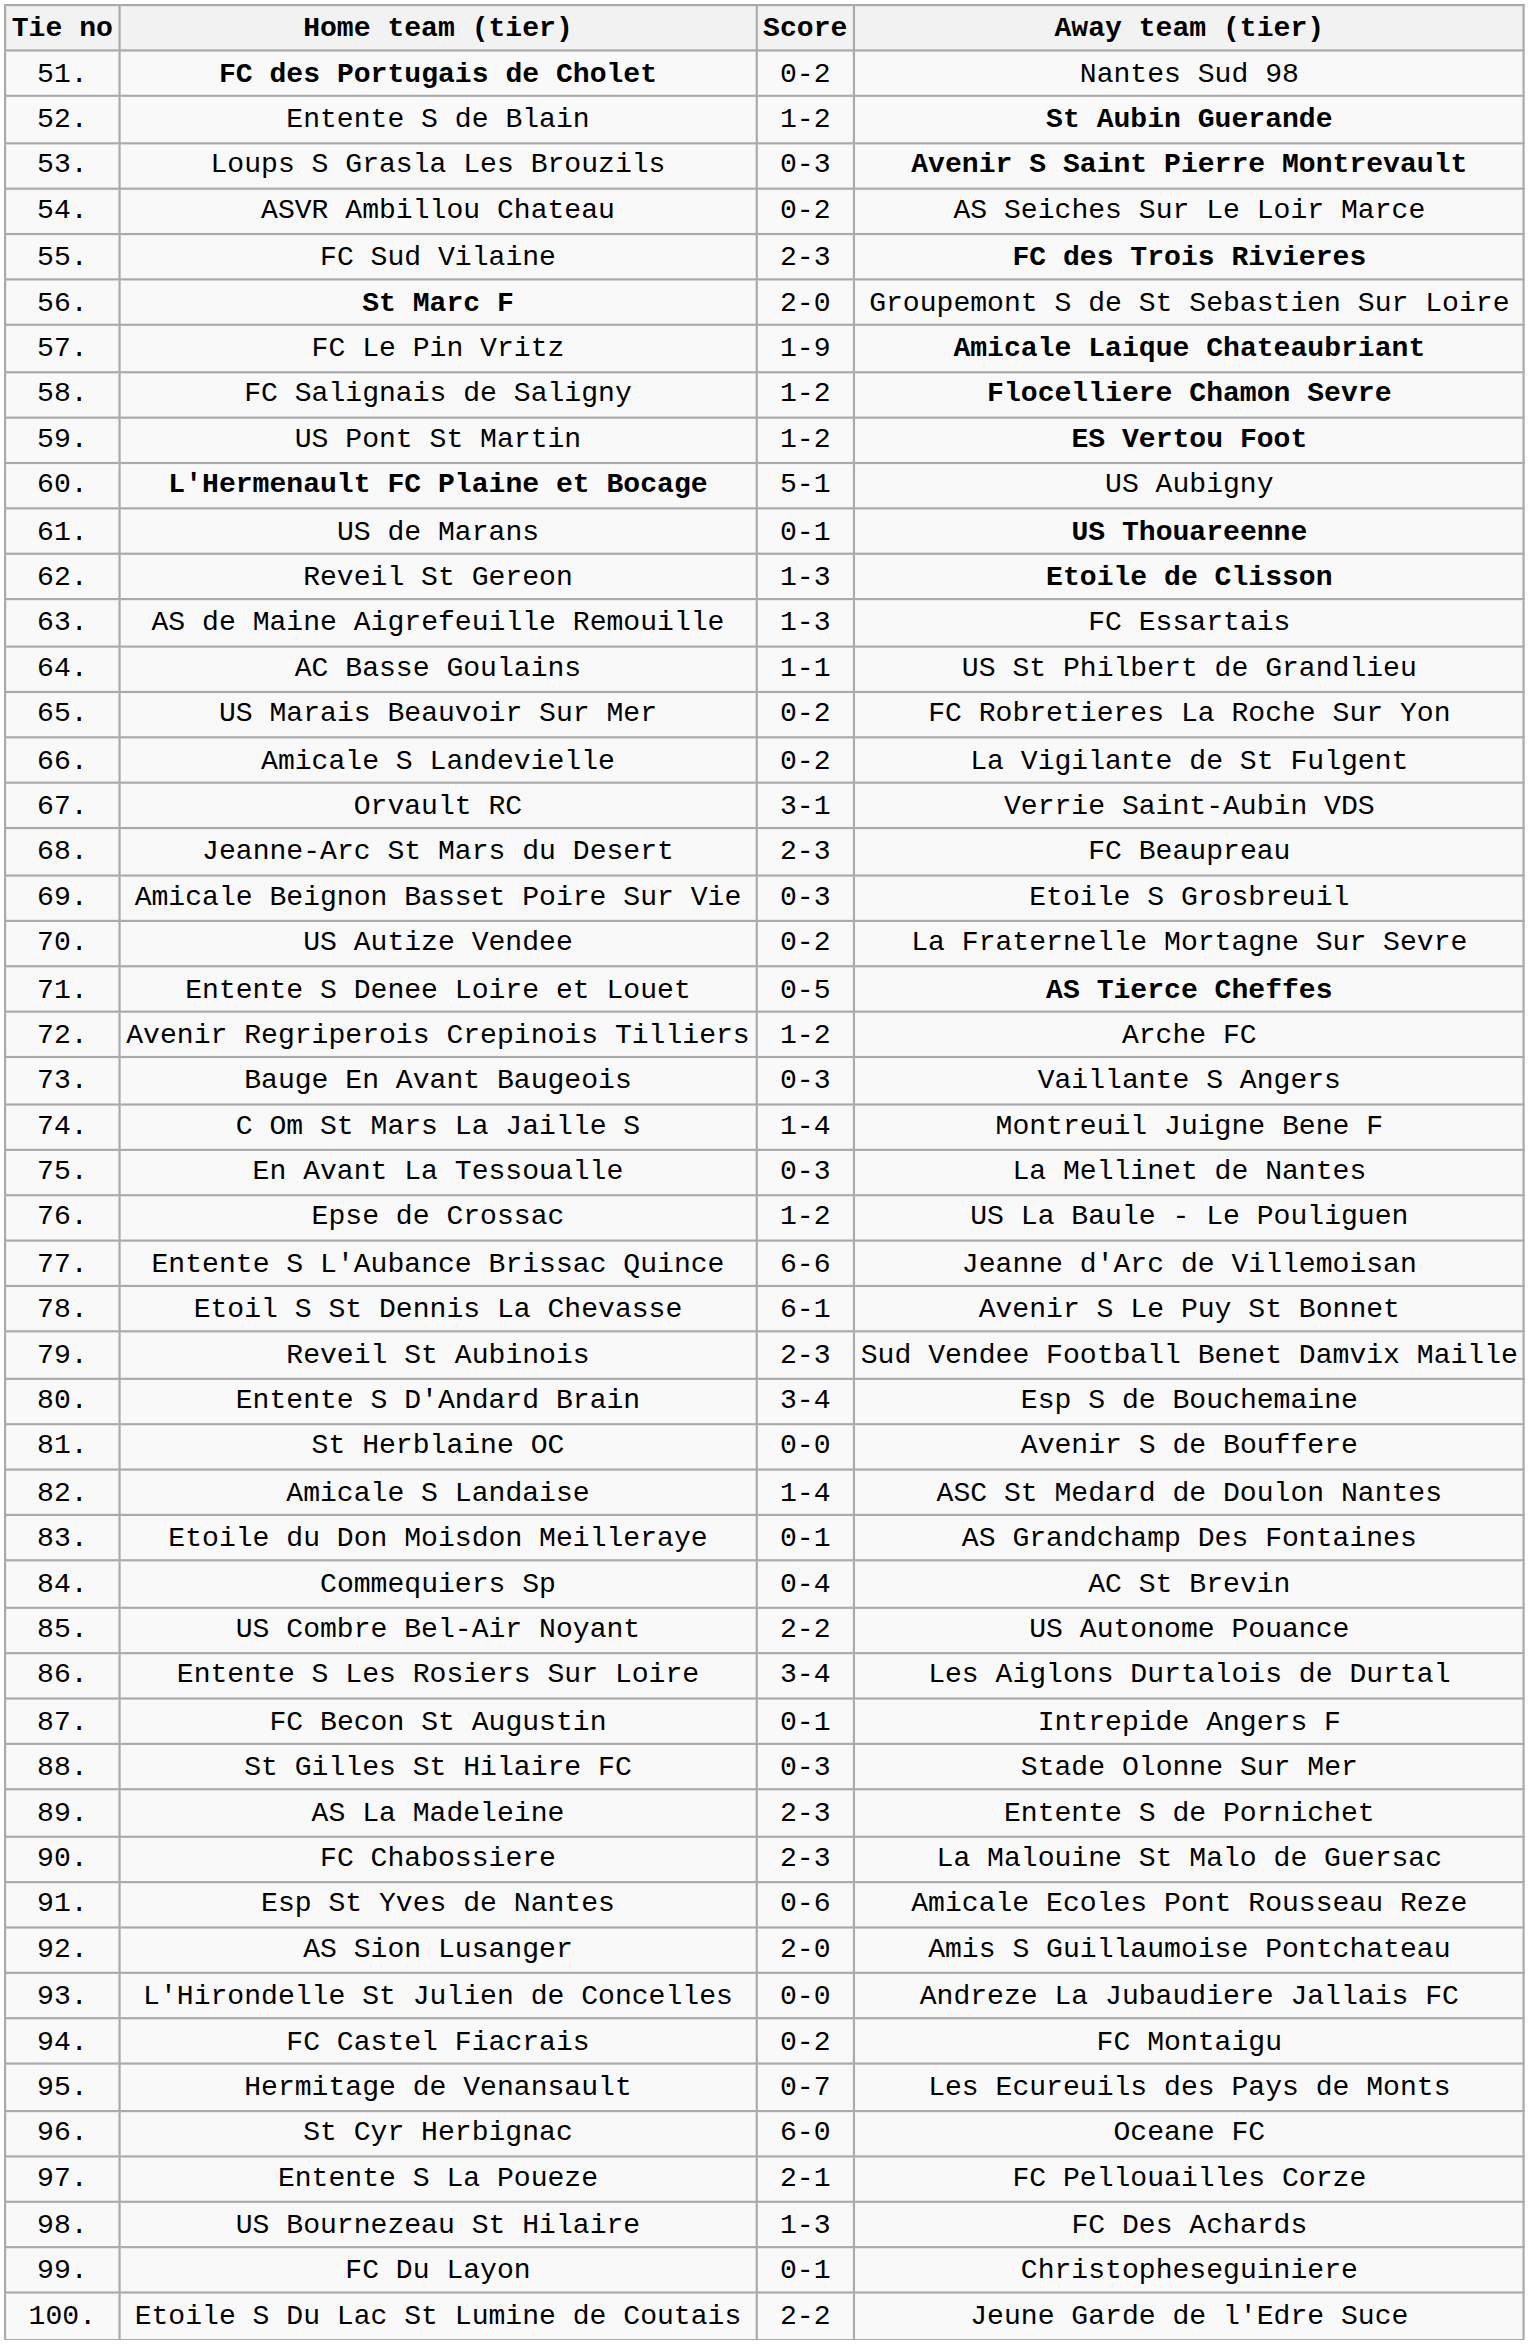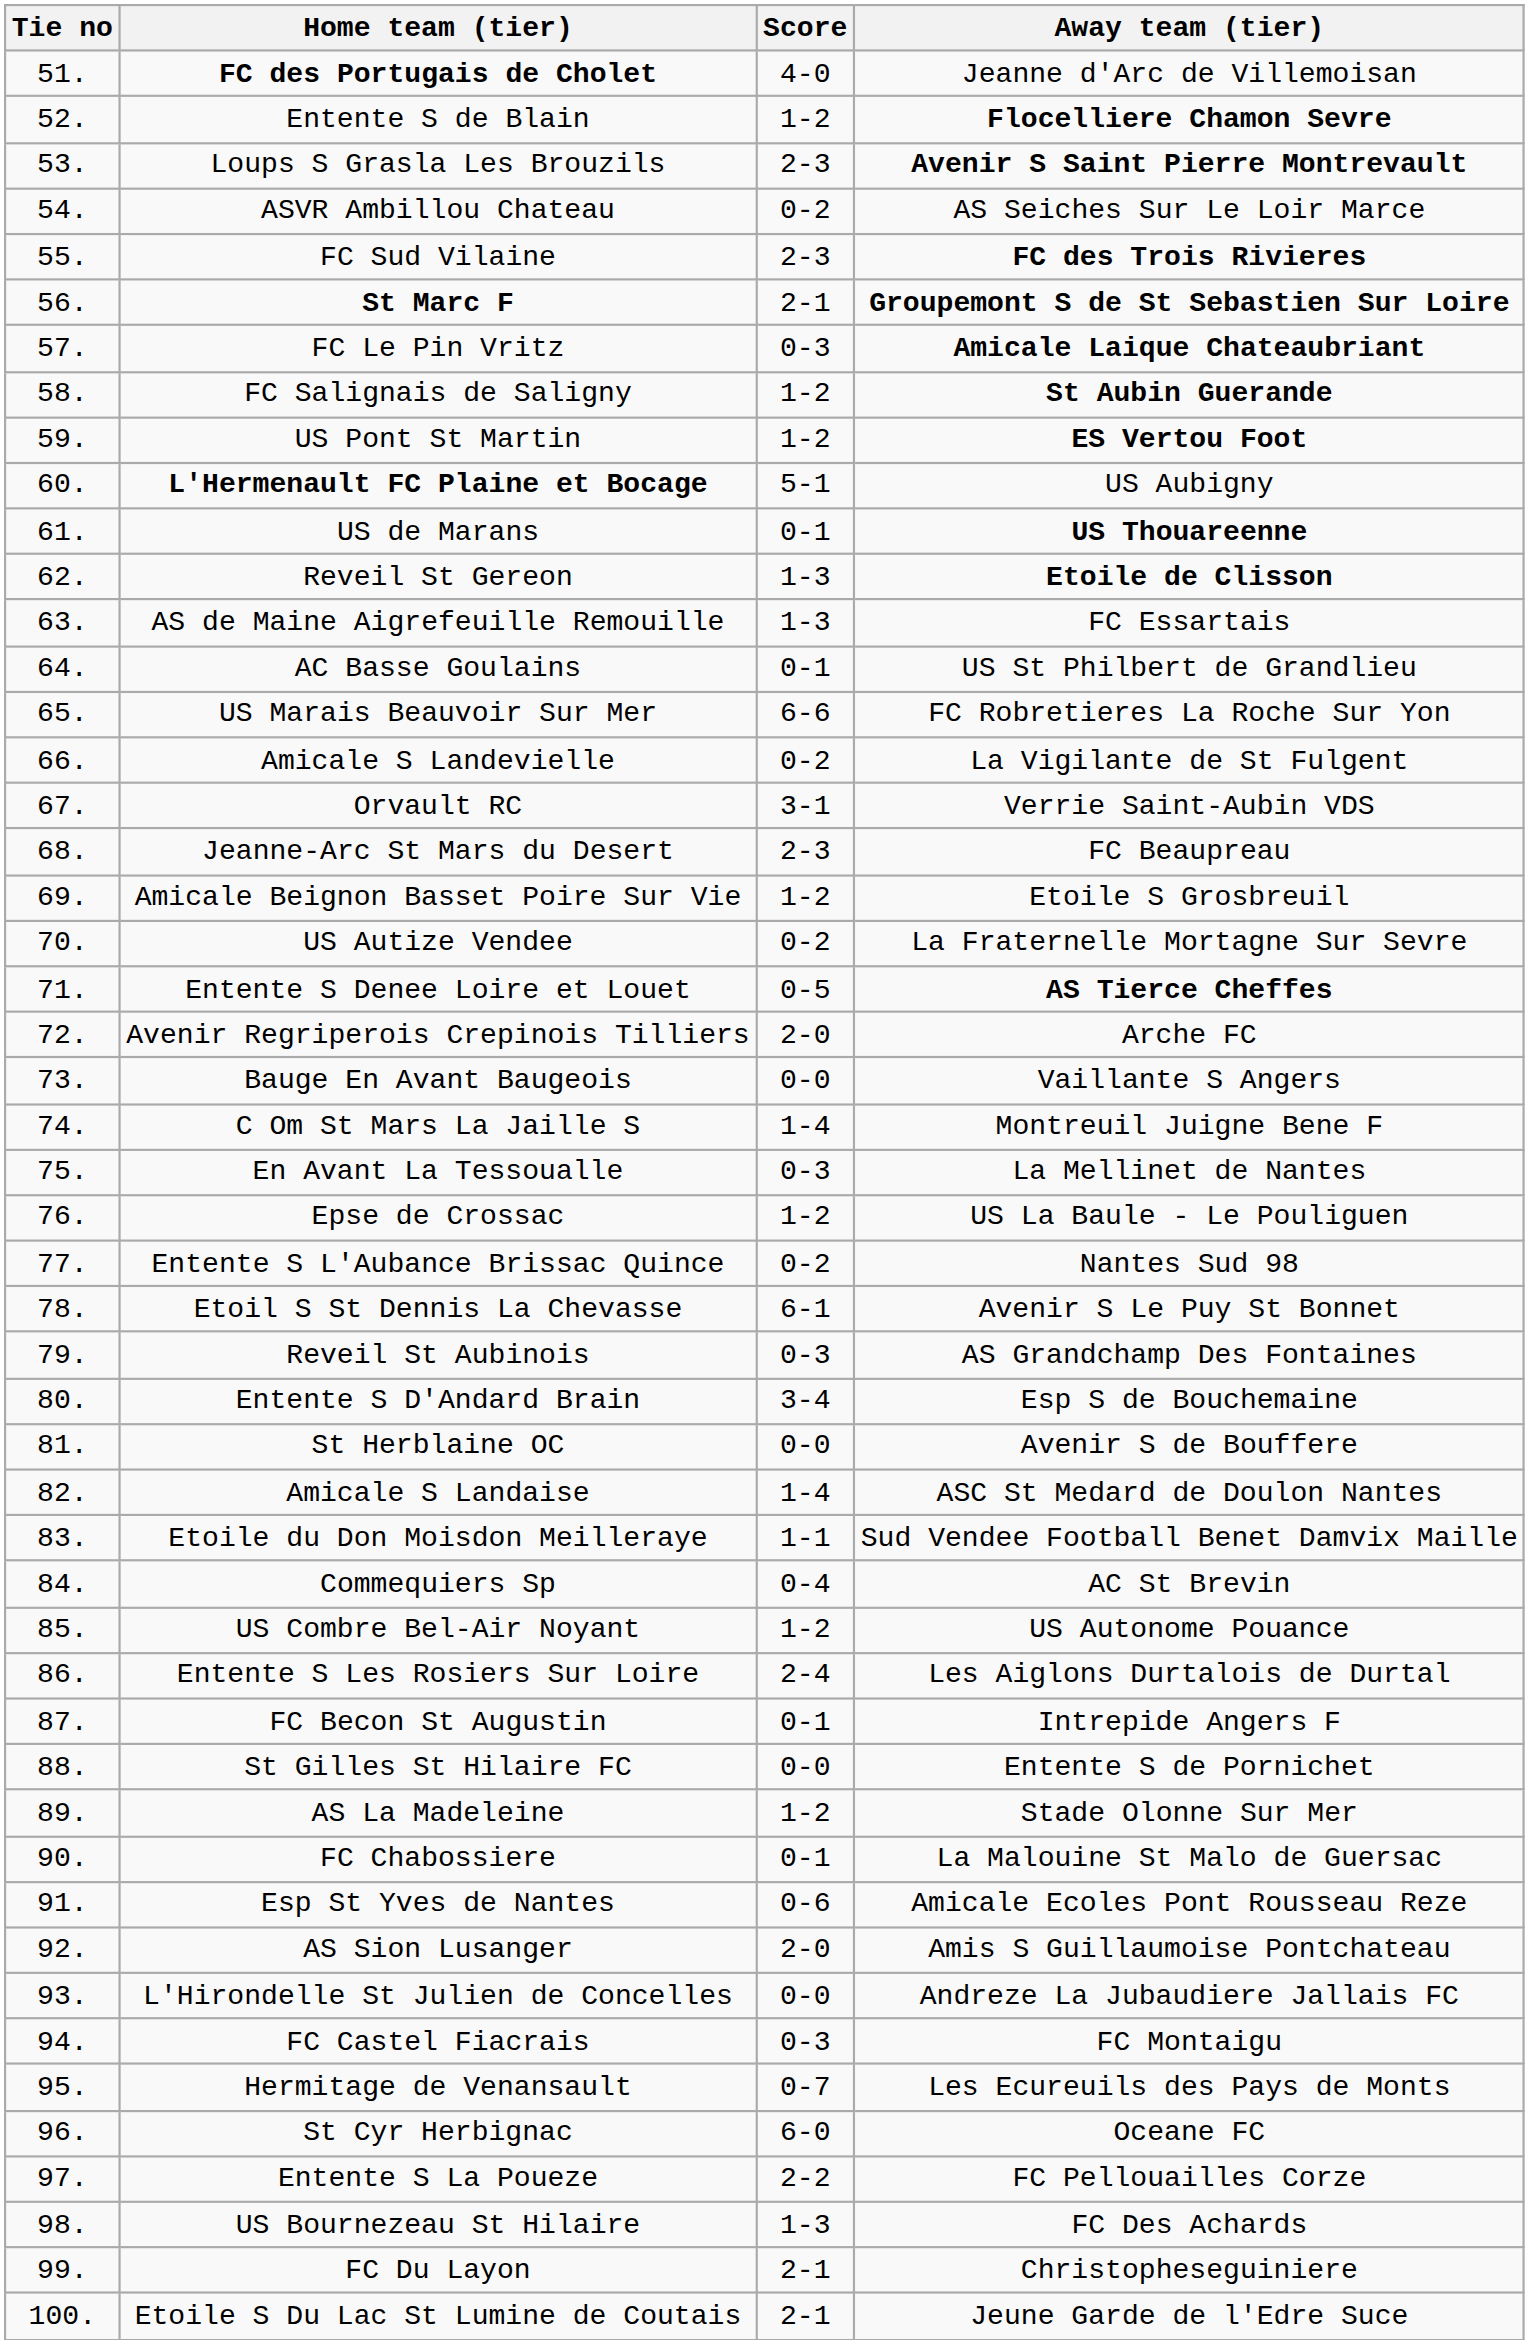(805, 74) 0-2 -> (805, 74) 4-0
(1189, 74) Nantes Sud 98 -> (1189, 74) Jeanne d'Arc de Villemoisan
(1189, 119) St Aubin Guerande -> (1189, 119) Flocelliere Chamon Sevre
(805, 165) 0-3 -> (805, 165) 2-3
(805, 303) 2-0 -> (805, 303) 2-1
(1189, 303) normal -> (1189, 303) bold
(805, 348) 1-9 -> (805, 348) 0-3
(1189, 394) Flocelliere Chamon Sevre -> (1189, 394) St Aubin Guerande
(805, 669) 1-1 -> (805, 669) 0-1
(805, 714) 0-2 -> (805, 714) 6-6
(805, 897) 0-3 -> (805, 897) 1-2
(805, 1035) 1-2 -> (805, 1035) 2-0
(805, 1081) 0-3 -> (805, 1081) 0-0
(805, 1264) 6-6 -> (805, 1264) 0-2
(1189, 1264) Jeanne d'Arc de Villemoisan -> (1189, 1264) Nantes Sud 98
(805, 1355) 2-3 -> (805, 1355) 0-3
(1189, 1355) Sud Vendee Football Benet Damvix Maille -> (1189, 1355) AS Grandchamp Des Fontaines
(805, 1538) 0-1 -> (805, 1538) 1-1
(1189, 1538) AS Grandchamp Des Fontaines -> (1189, 1538) Sud Vendee Football Benet Damvix Maille
(805, 1630) 2-2 -> (805, 1630) 1-2
(805, 1676) 3-4 -> (805, 1676) 2-4
(805, 1767) 0-3 -> (805, 1767) 0-0
(1189, 1767) Stade Olonne Sur Mer -> (1189, 1767) Entente S de Pornichet
(805, 1813) 2-3 -> (805, 1813) 1-2
(1189, 1813) Entente S de Pornichet -> (1189, 1813) Stade Olonne Sur Mer
(805, 1859) 2-3 -> (805, 1859) 0-1
(805, 2042) 0-2 -> (805, 2042) 0-3
(805, 2179) 2-1 -> (805, 2179) 2-2
(805, 2270) 0-1 -> (805, 2270) 2-1
(805, 2316) 2-2 -> (805, 2316) 2-1
